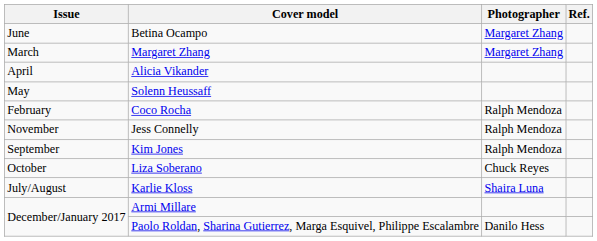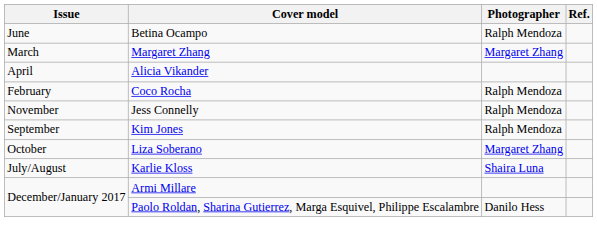(524, 33) Margaret Zhang -> (523, 33) Ralph Mendoza
- row: (171, 91)
(517, 168) Chuck Reyes -> (524, 149) Margaret Zhang
